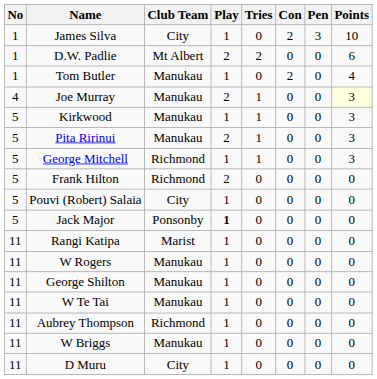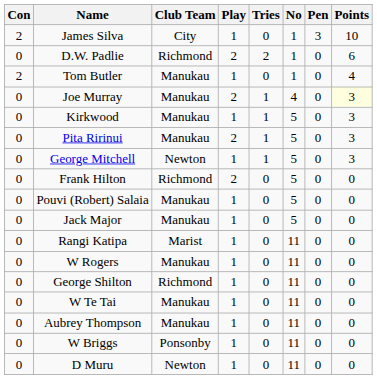columns swapped: (15, 14) <-> (290, 14)
(178, 55) Mt Albert -> (185, 55) Richmond
(178, 158) Richmond -> (185, 158) Newton
(178, 199) City -> (185, 199) Manukau
(178, 220) Ponsonby -> (185, 220) Manukau
(227, 220) bold -> (234, 220) normal
(178, 281) Manukau -> (185, 281) Richmond
(178, 323) Richmond -> (185, 323) Manukau
(178, 343) Manukau -> (185, 343) Ponsonby
(178, 364) City -> (185, 364) Newton
